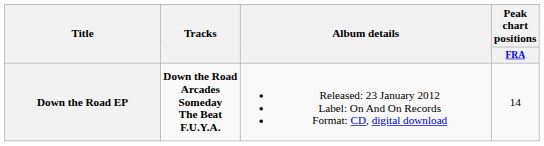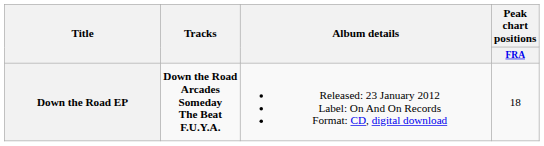(515, 102) 14 -> (515, 102) 18
